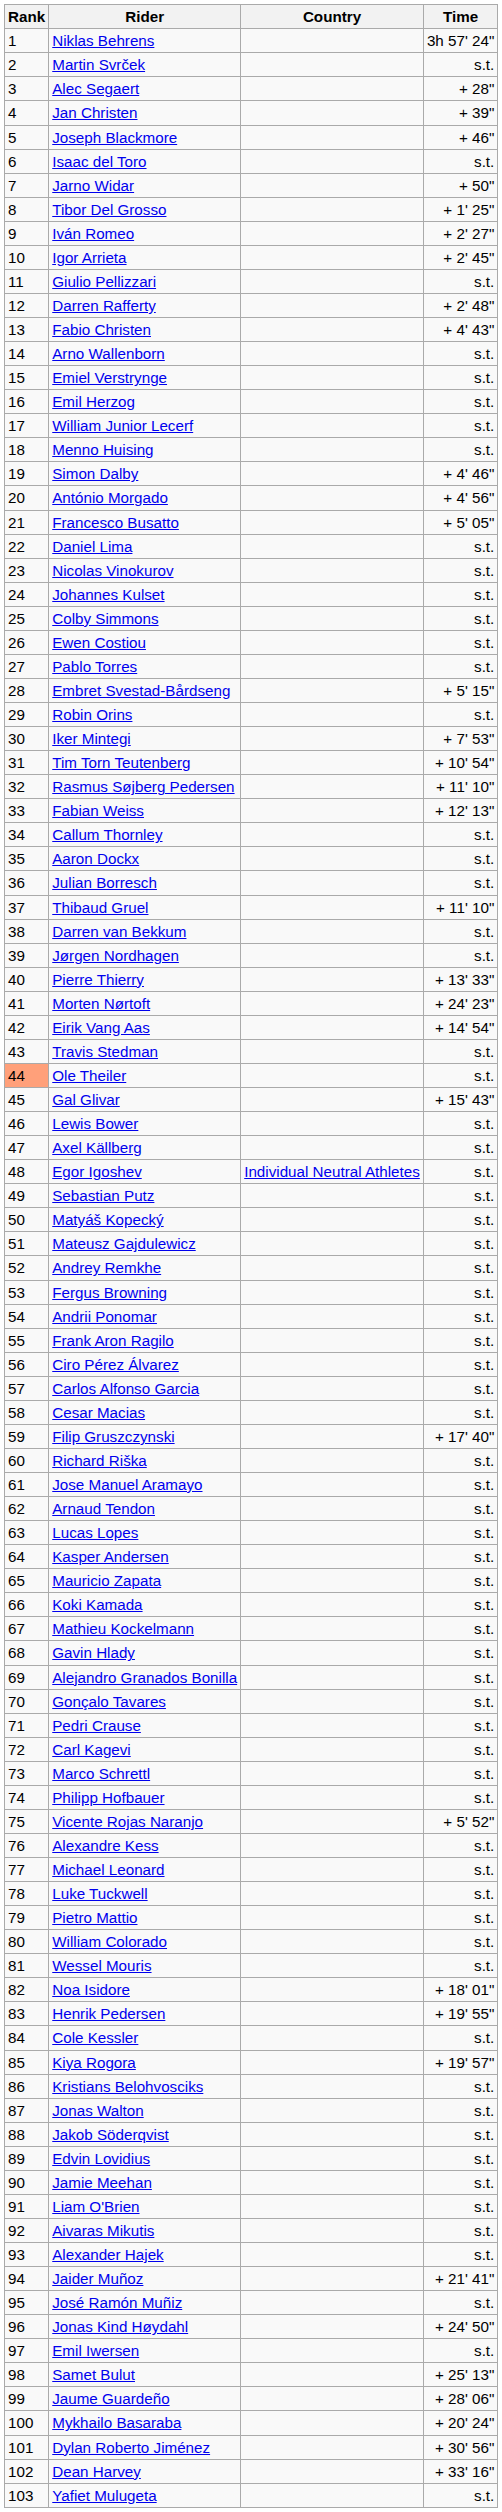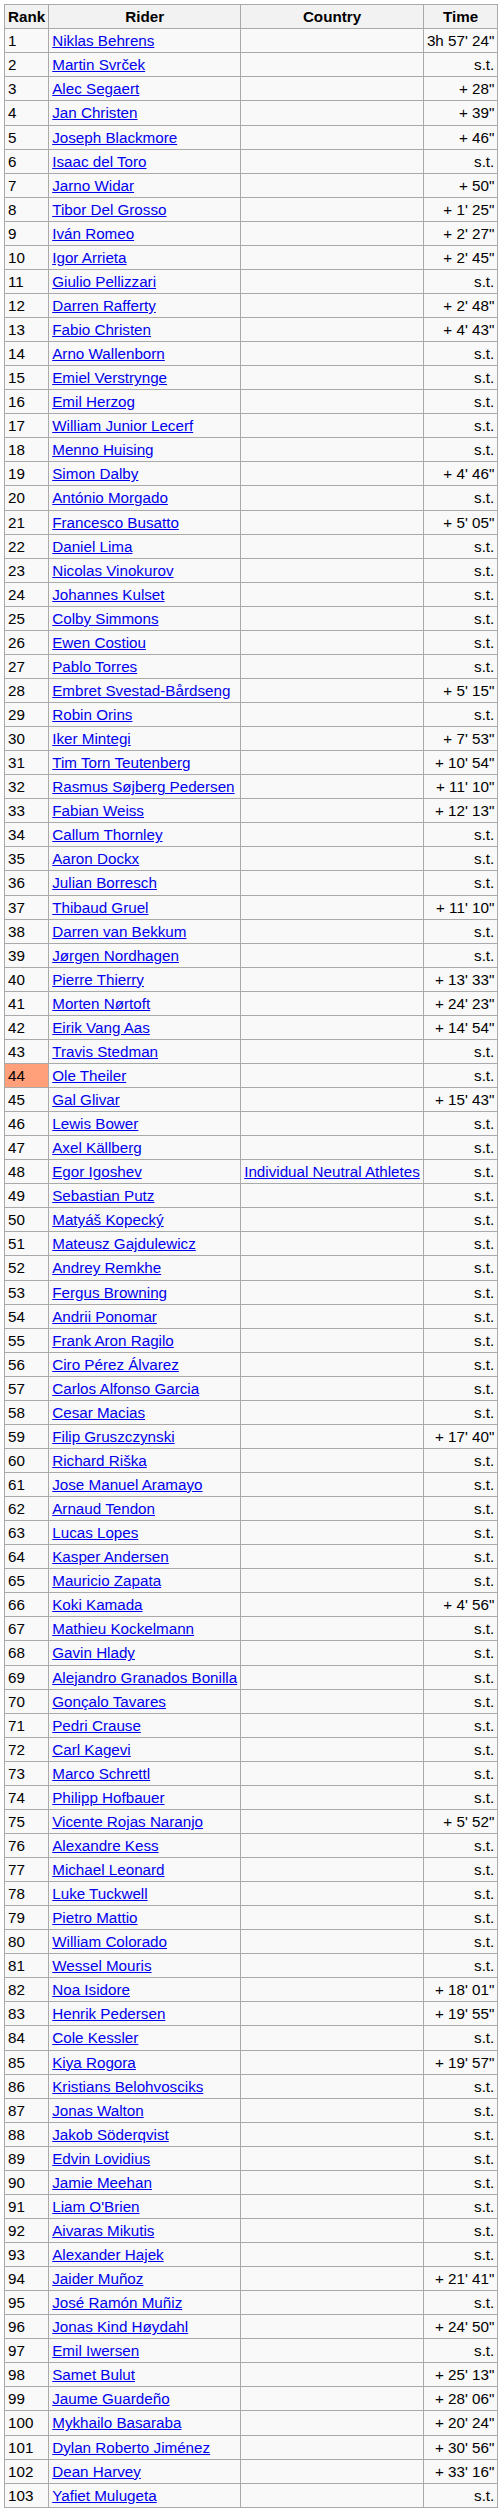(469, 498) + 4' 56" -> (484, 498) s.t.
(484, 1605) s.t. -> (469, 1605) + 4' 56"
